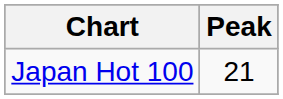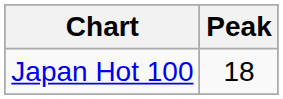(239, 71) 21 -> (239, 71) 18
